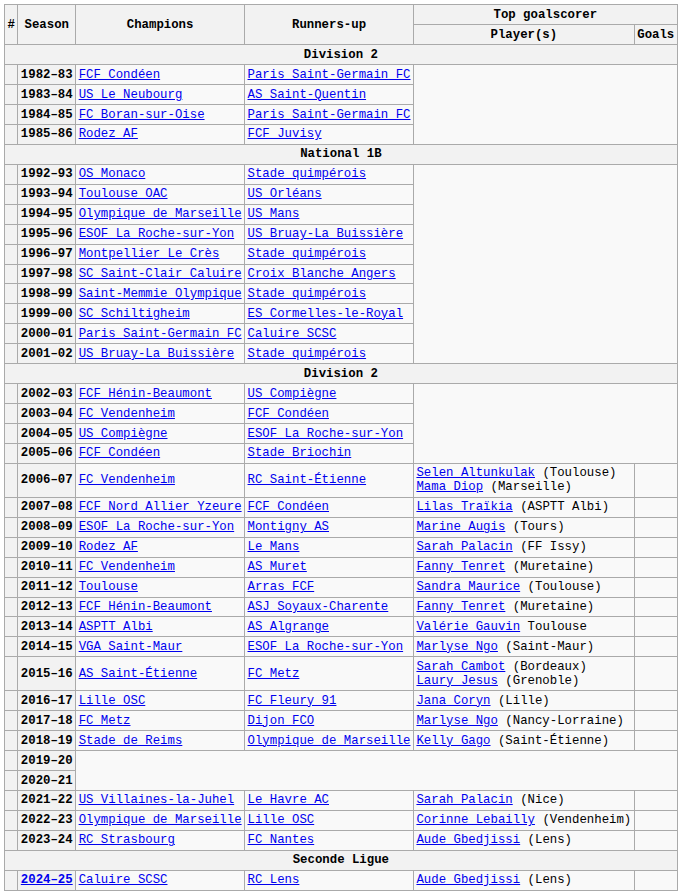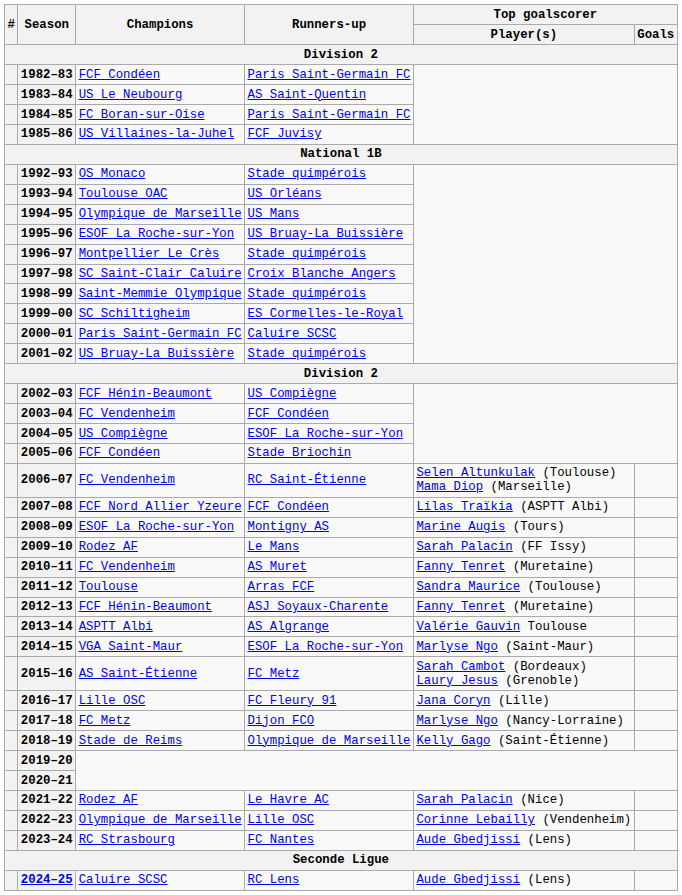(108, 134) Rodez AF -> (156, 134) US Villaines-la-Juhel
(156, 800) US Villaines-la-Juhel -> (108, 800) Rodez AF
